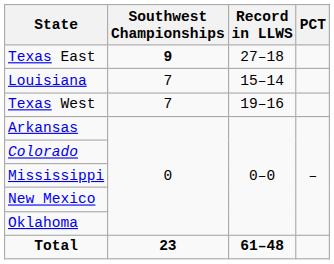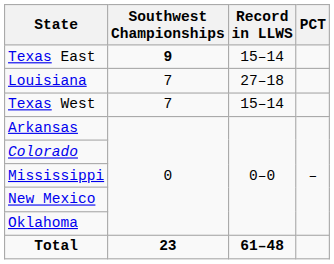(262, 57) 27–18 -> (262, 57) 15–14
(262, 81) 15–14 -> (262, 81) 27–18
(262, 104) 19–16 -> (262, 104) 15–14
